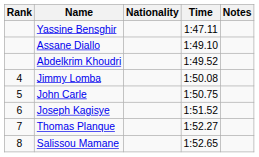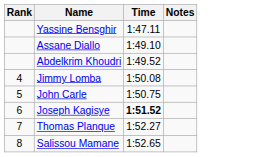- column: (152, 13)
(201, 111) normal -> (144, 111) bold
